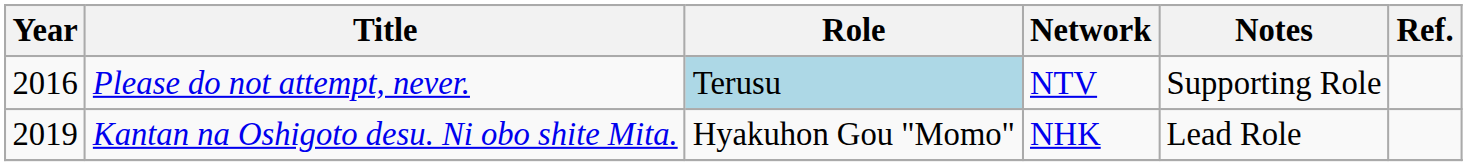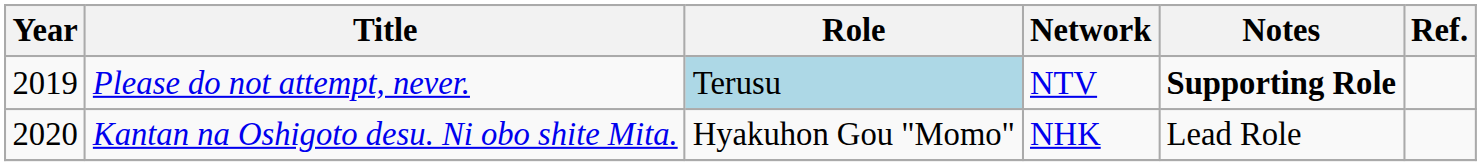(45, 82) 2016 -> (45, 82) 2019
(1274, 82) normal -> (1281, 82) bold
(45, 133) 2019 -> (45, 133) 2020
